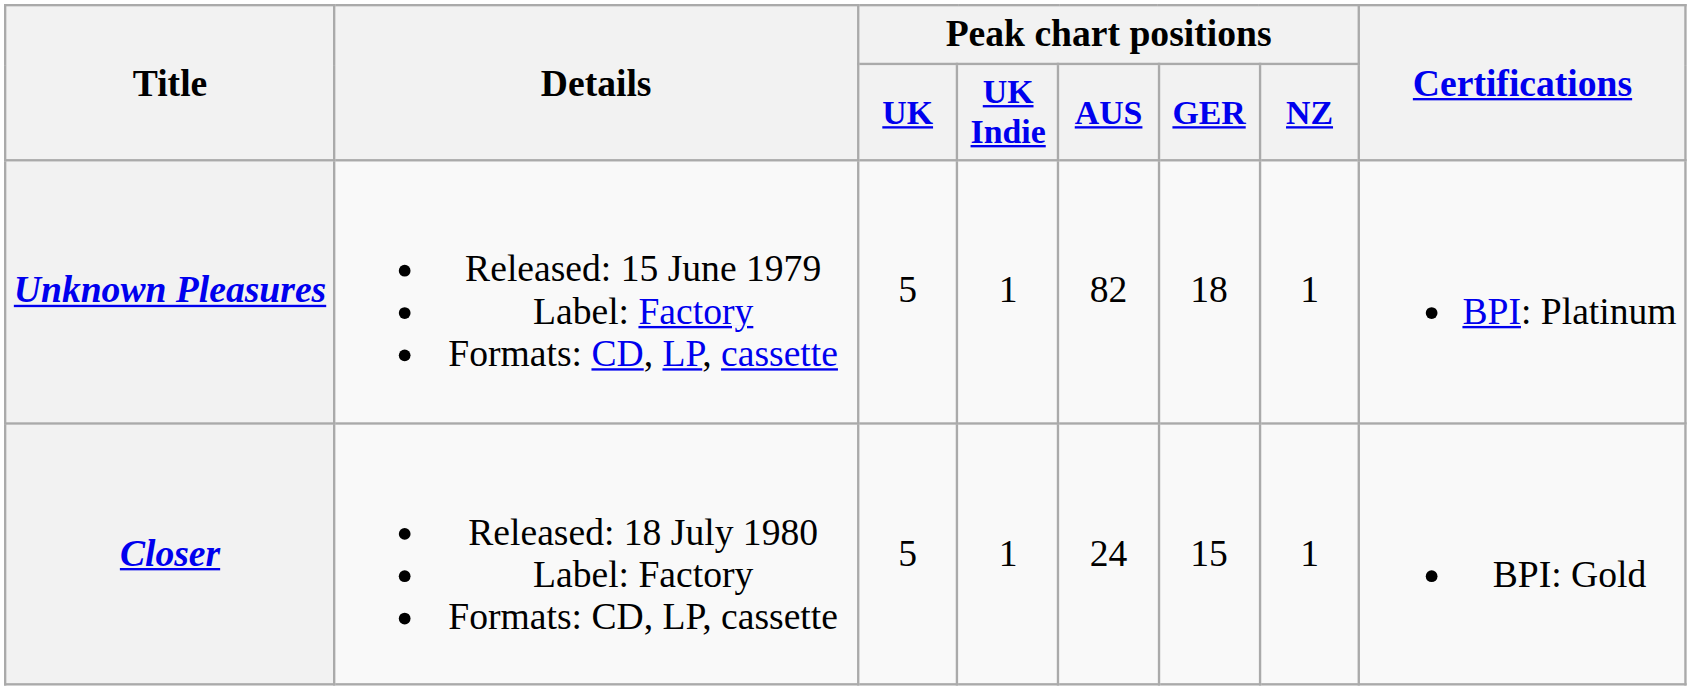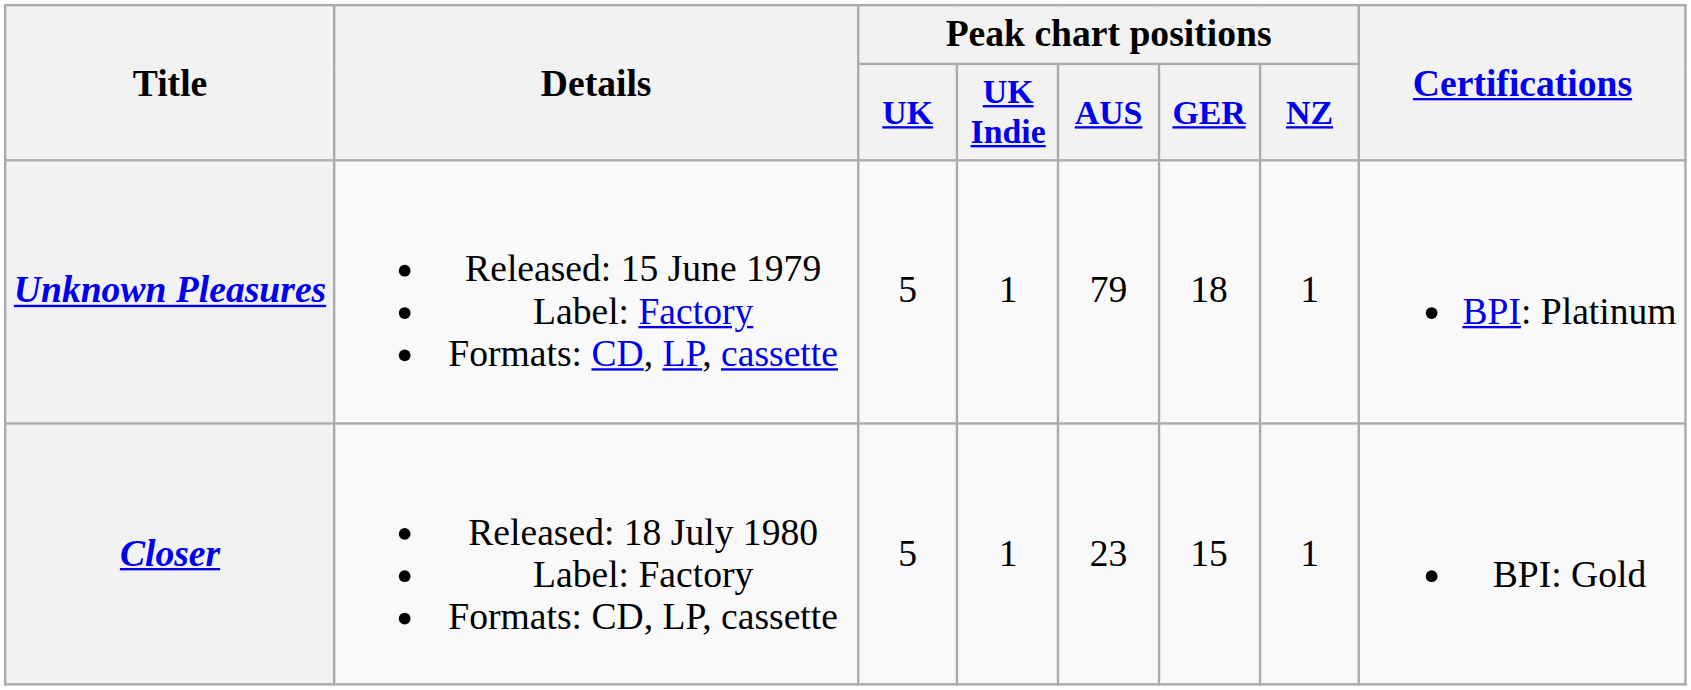(1109, 290) 82 -> (1109, 290) 79
(1109, 552) 24 -> (1109, 552) 23
